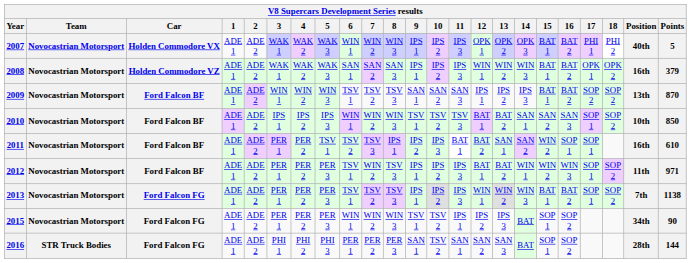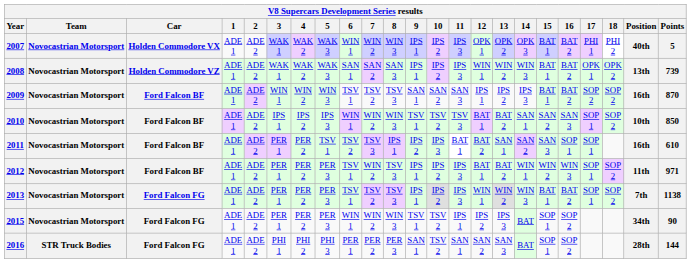(641, 70) 16th -> (641, 70) 13th
(672, 70) 379 -> (672, 70) 739
(641, 95) 13th -> (641, 95) 16th
(547, 145) WIN 2 -> (547, 145) SAN 3
